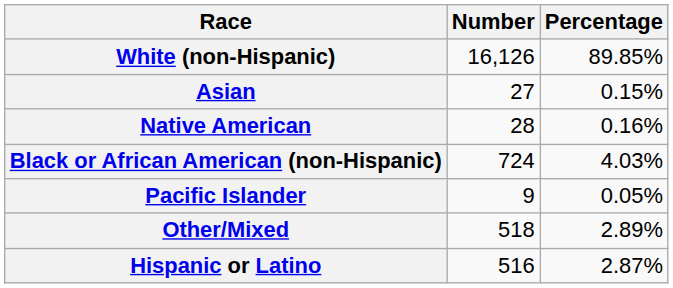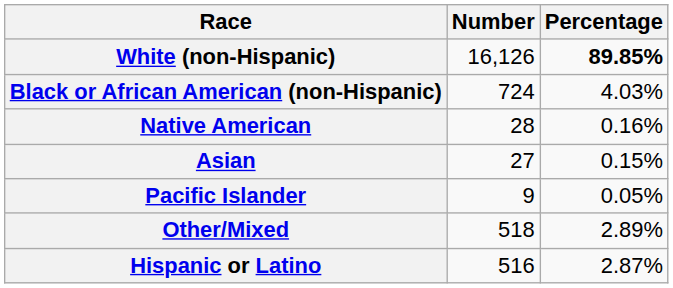(626, 56) normal -> (626, 56) bold
rows swapped: (226, 160) <-> (226, 91)
